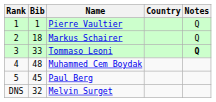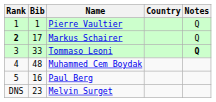(16, 38) normal -> (16, 38) bold
(37, 38) 18 -> (37, 38) 17
(37, 78) 45 -> (37, 78) 16
(37, 91) 32 -> (37, 91) 23
